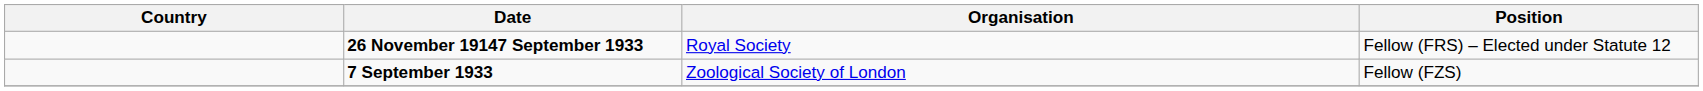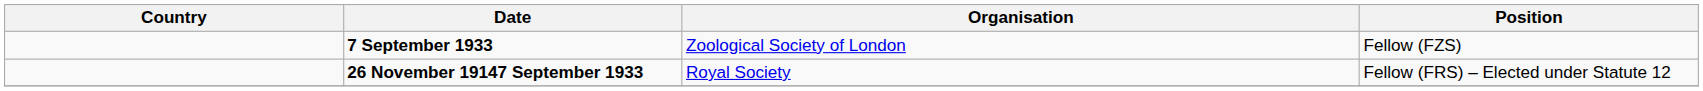rows swapped: (495, 45) <-> (420, 72)
